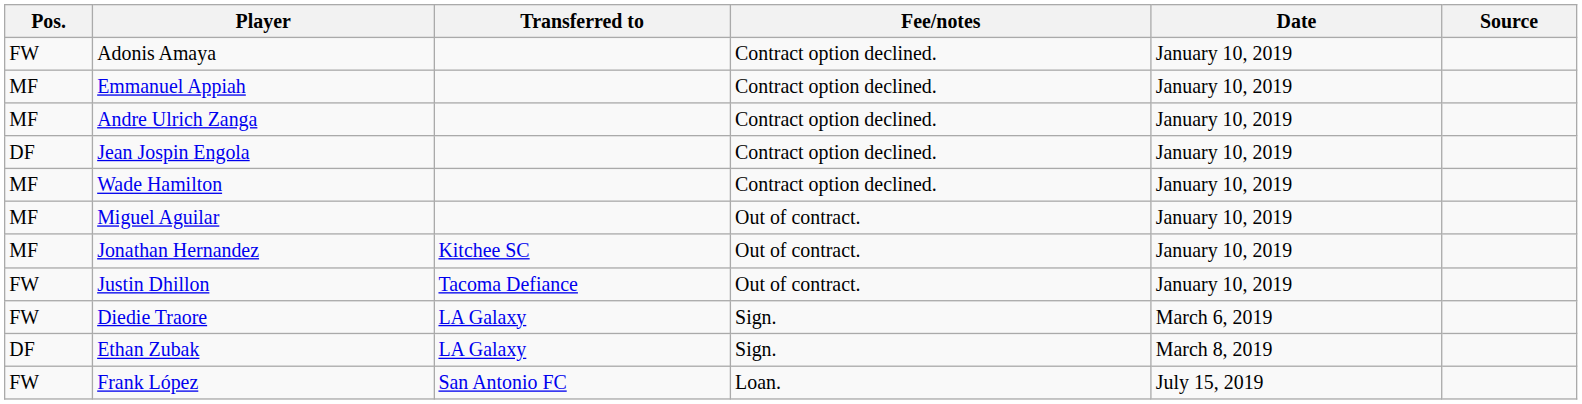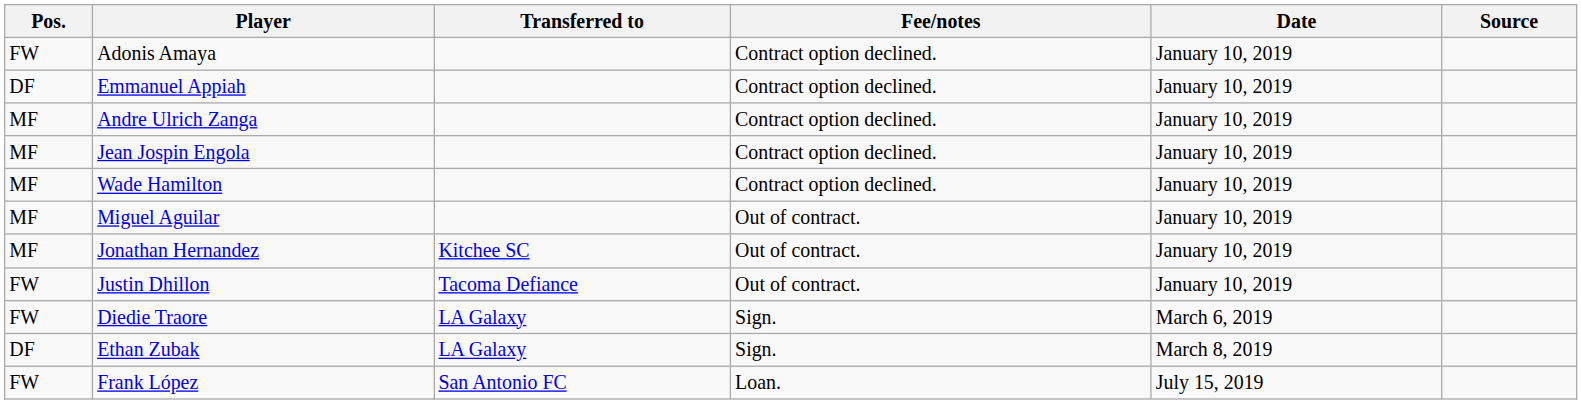(24, 86) MF -> (22, 86) DF
(22, 152) DF -> (24, 152) MF
